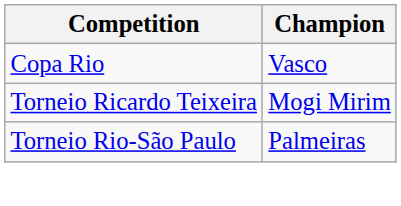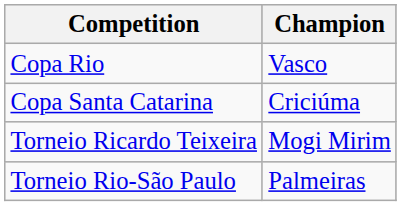+ row: (112, 102)
